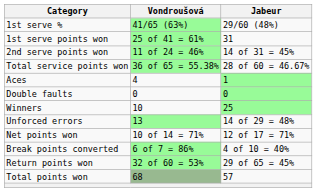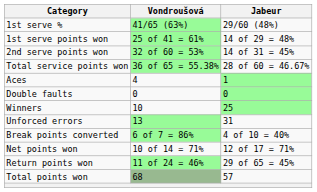(228, 39) 31 -> (259, 39) 14 of 29 = 48%
(168, 53) 11 of 24 = 46% -> (168, 53) 32 of 60 = 53%
(259, 121) 14 of 29 = 48% -> (228, 121) 31
rows swapped: (42, 135) <-> (62, 149)
(168, 163) 32 of 60 = 53% -> (168, 163) 11 of 24 = 46%
